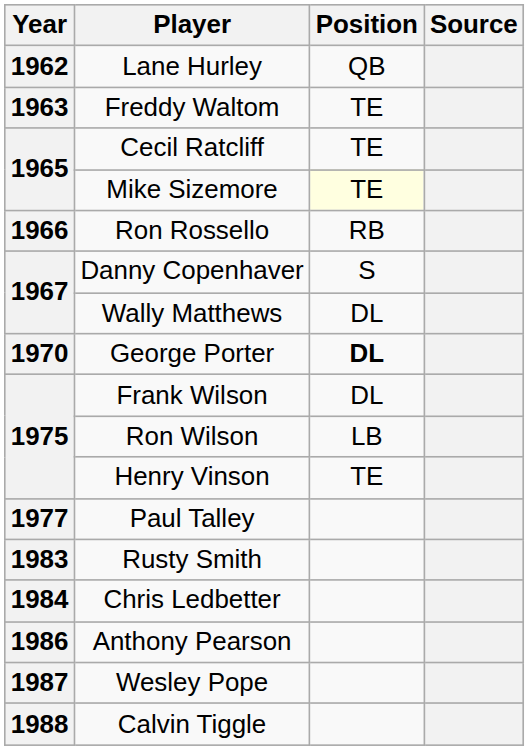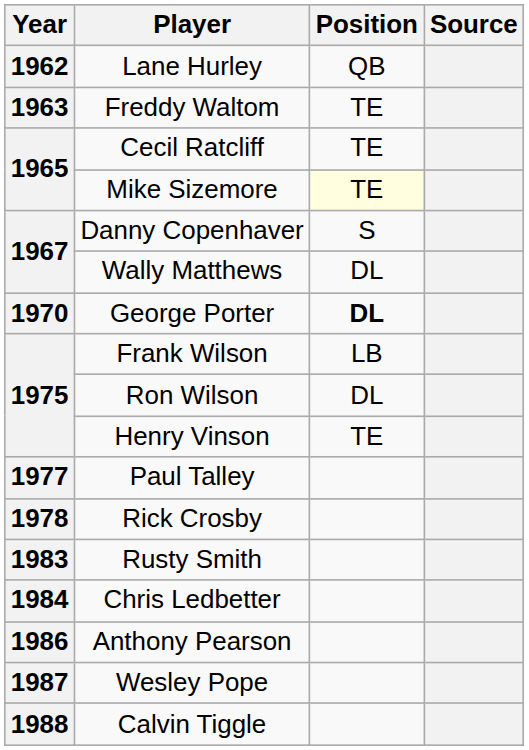- row: (192, 230)
(367, 395) DL -> (367, 353) LB
(367, 436) LB -> (367, 395) DL
+ row: (192, 518)
